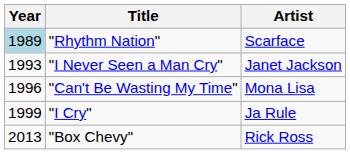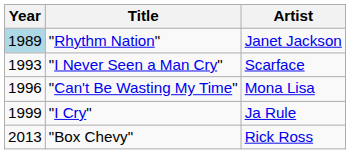(275, 40) Scarface -> (293, 40) Janet Jackson
(293, 64) Janet Jackson -> (275, 64) Scarface
